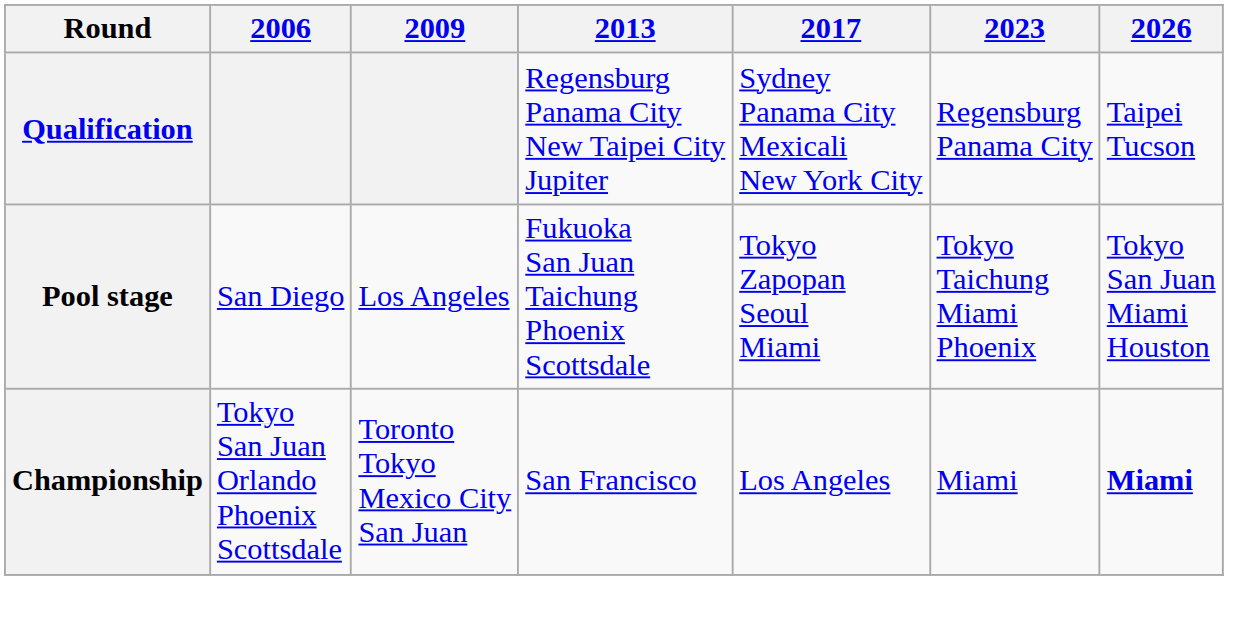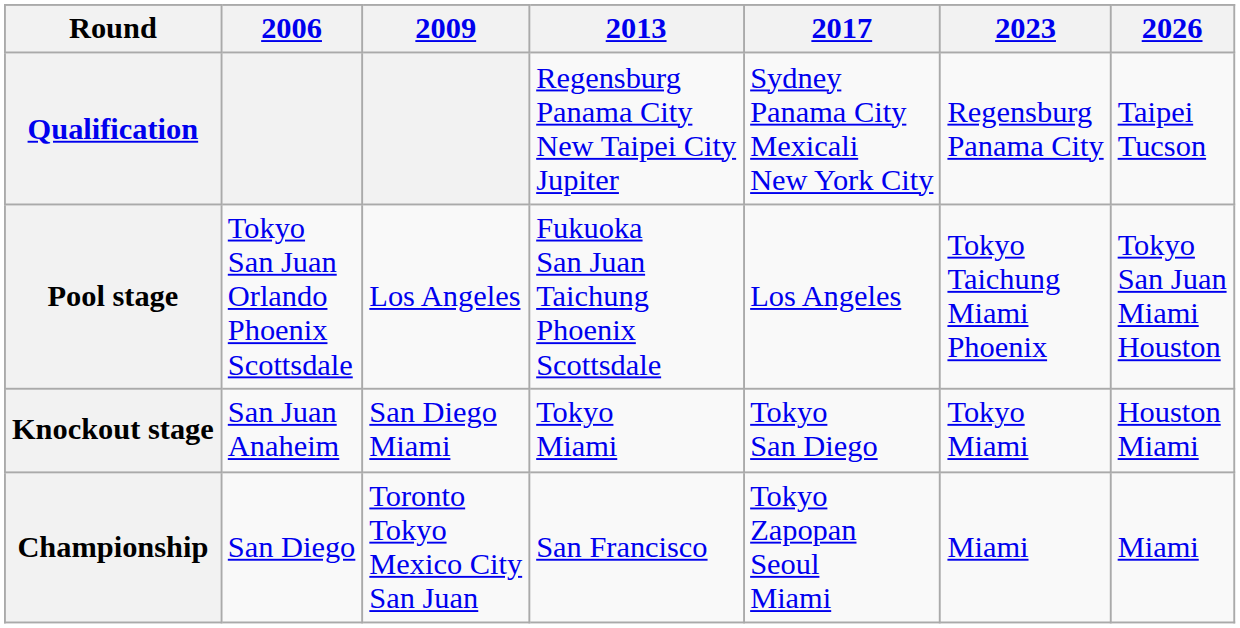(281, 296) San Diego -> (290, 296) Tokyo San Juan Orlando Phoenix Scottsdale
(792, 296) Tokyo Zapopan Seoul Miami -> (826, 296) Los Angeles
+ row: (113, 429)
(279, 481) Tokyo San Juan Orlando Phoenix Scottsdale -> (292, 546) San Diego
(815, 481) Los Angeles -> (803, 546) Tokyo Zapopan Seoul Miami
(1150, 481) bold -> (1158, 546) normal
